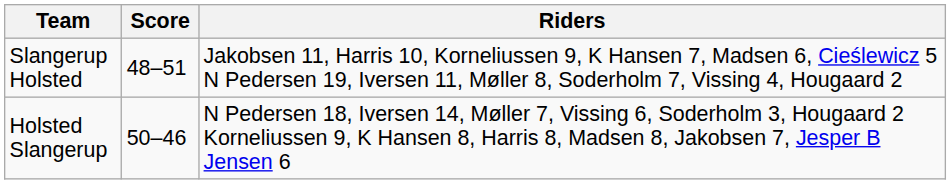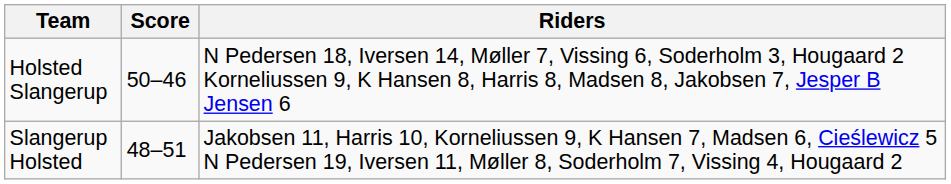rows swapped: (58, 67) <-> (58, 137)
